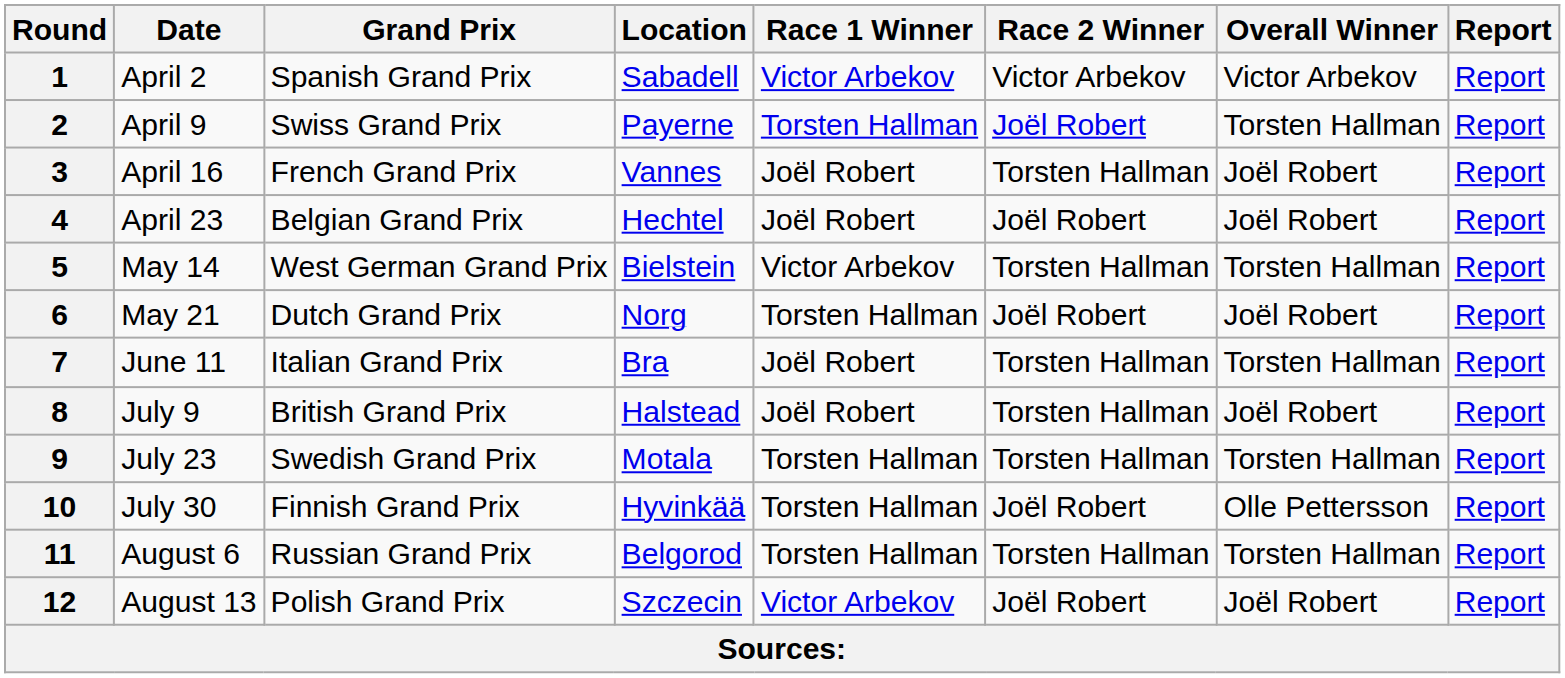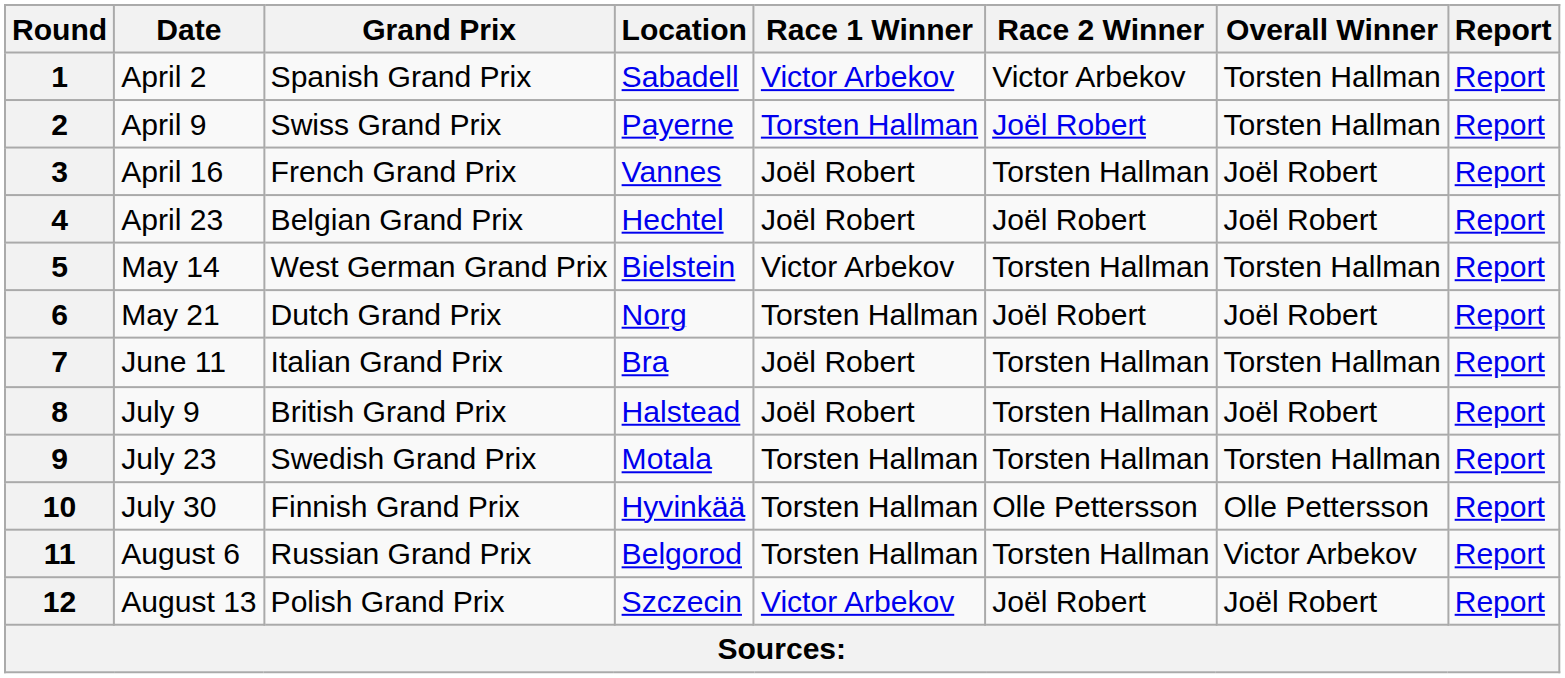(1320, 77) Victor Arbekov -> (1332, 77) Torsten Hallman
(1069, 505) Joël Robert -> (1095, 505) Olle Pettersson
(1332, 553) Torsten Hallman -> (1320, 553) Victor Arbekov
